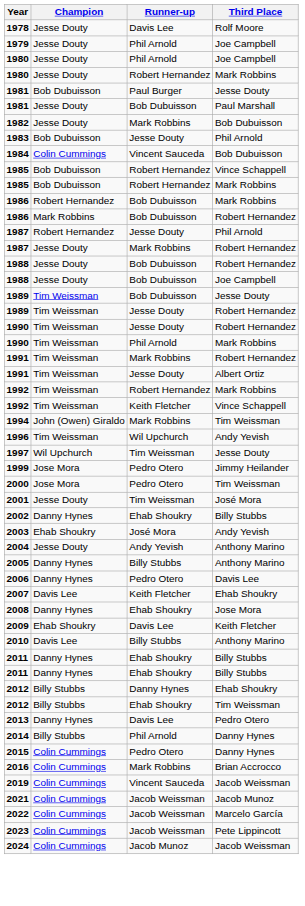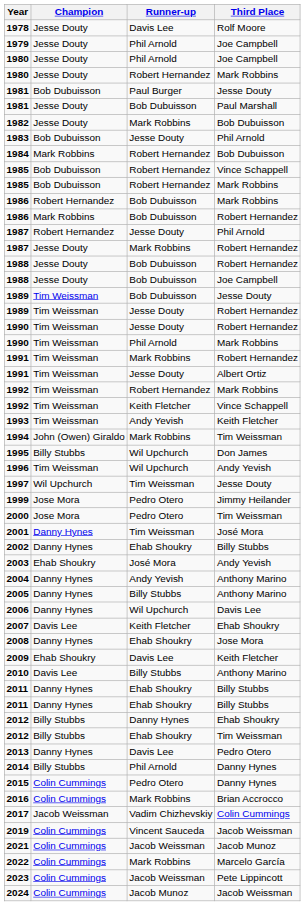(70, 153) Colin Cummings -> (64, 153) Mark Robbins
(167, 153) Vincent Sauceda -> (170, 153) Robert Hernandez
+ row: (18, 421)
+ row: (18, 452)
(61, 500) Jesse Douty -> (63, 531) Danny Hynes
(61, 547) Jesse Douty -> (63, 578) Danny Hynes
(156, 578) Pedro Otero -> (159, 610) Wil Upchurch
+ row: (18, 814)
(167, 814) Jacob Weissman -> (160, 861) Mark Robbins
